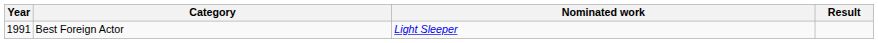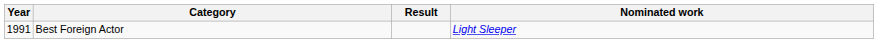columns swapped: (603, 13) <-> (844, 13)
